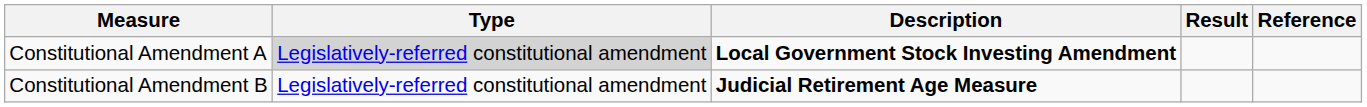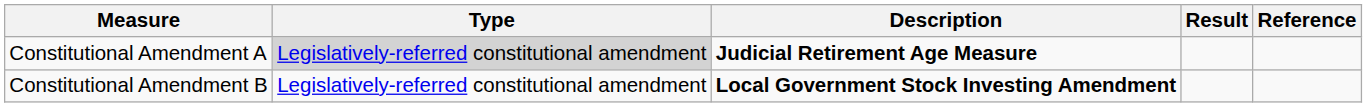(946, 53) Local Government Stock Investing Amendment -> (877, 53) Judicial Retirement Age Measure
(877, 85) Judicial Retirement Age Measure -> (946, 85) Local Government Stock Investing Amendment
